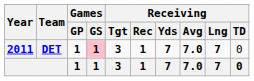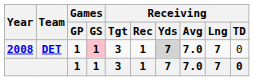(20, 49) 2011 -> (20, 49) 2008
(168, 49) no background -> (168, 49) lightgrey background
